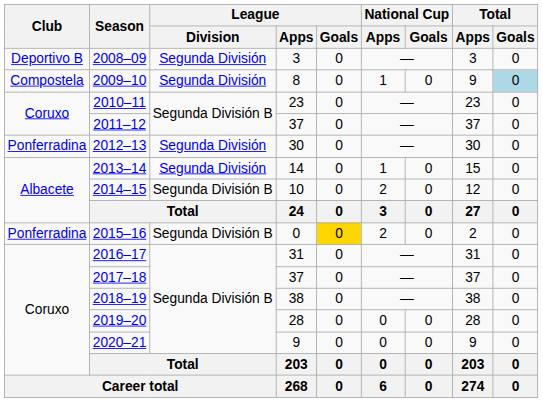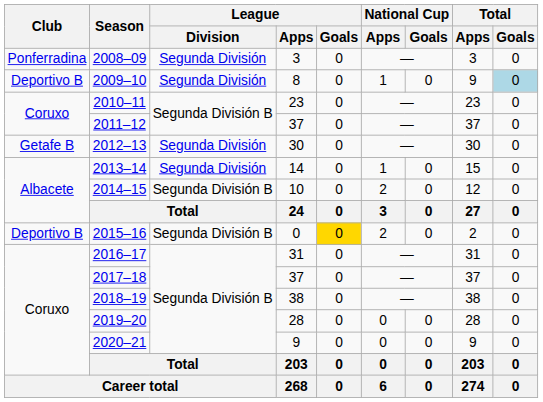(47, 59) Deportivo B -> (47, 59) Ponferradina
(47, 80) Compostela -> (47, 80) Deportivo B
(47, 146) Ponferradina -> (47, 146) Getafe B
(47, 233) Ponferradina -> (47, 233) Deportivo B
